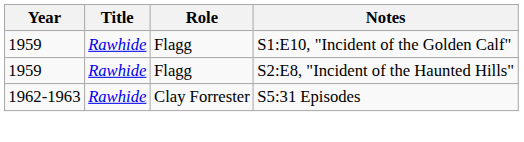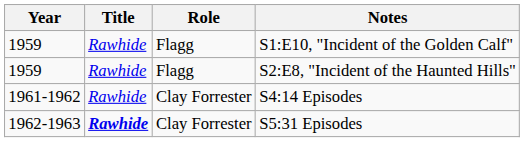+ row: (311, 96)
(117, 96) normal -> (118, 123) bold
